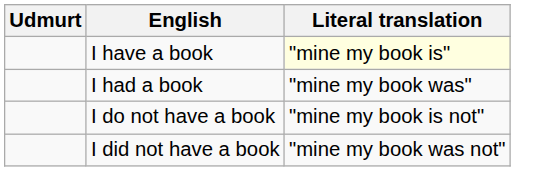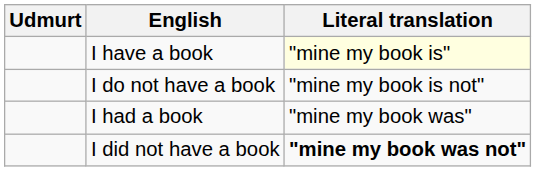rows swapped: (183, 117) <-> (147, 85)
(397, 149) normal -> (408, 149) bold
